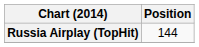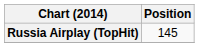(168, 33) 144 -> (168, 33) 145
